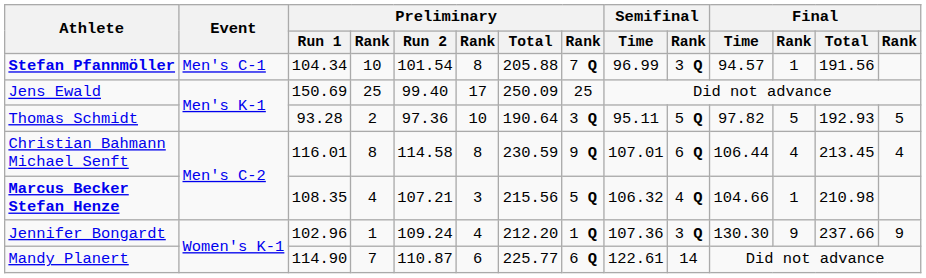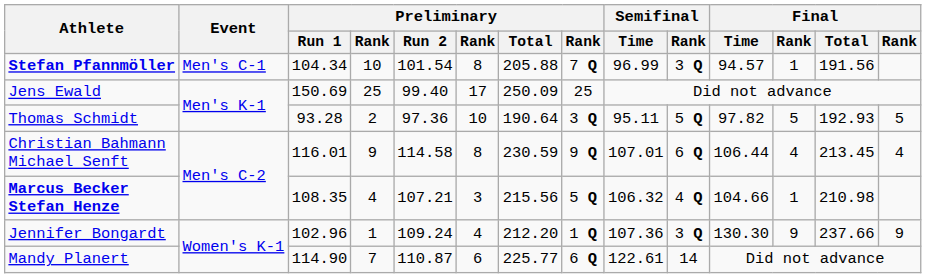(372, 153) 8 -> (372, 153) 9
